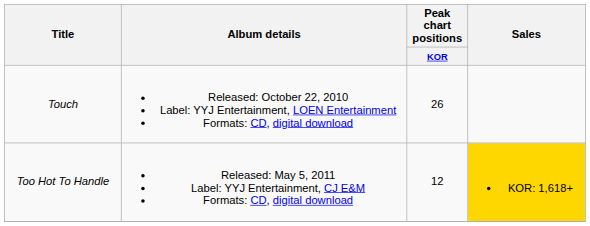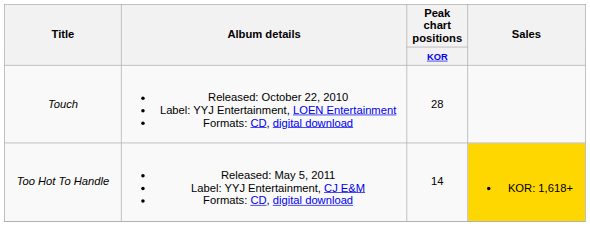(437, 104) 26 -> (437, 104) 28
(437, 182) 12 -> (437, 182) 14
